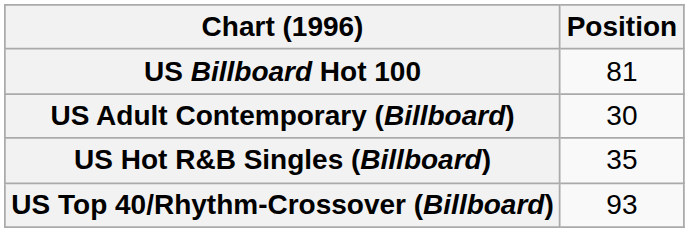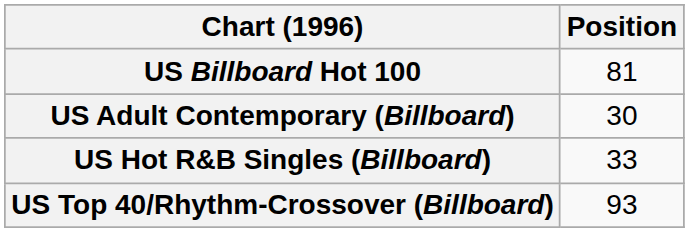(622, 159) 35 -> (622, 159) 33
